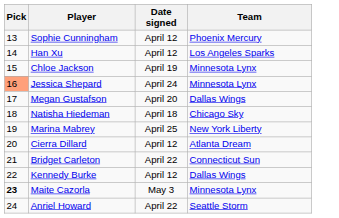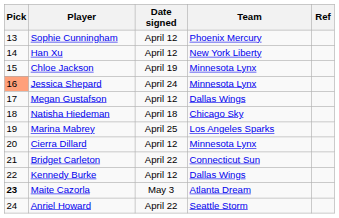+ column: (323, 17)
(232, 53) Los Angeles Sparks -> (226, 53) New York Liberty
(161, 99) April 20 -> (161, 99) April 12
(226, 129) New York Liberty -> (232, 129) Los Angeles Sparks
(220, 144) Atlanta Dream -> (223, 144) Minnesota Lynx
(223, 190) Minnesota Lynx -> (220, 190) Atlanta Dream
